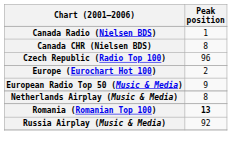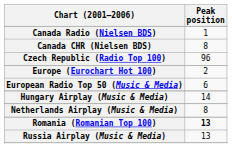(206, 85) 9 -> (206, 85) 6
+ row: (95, 97)
(206, 123) 92 -> (206, 136) 13
